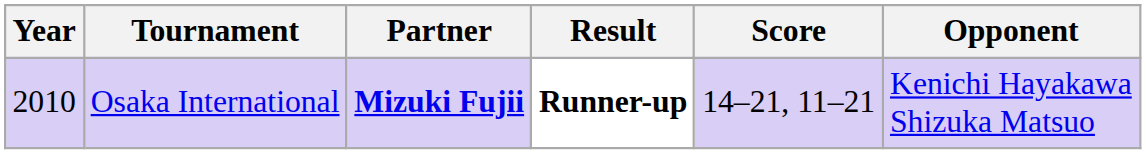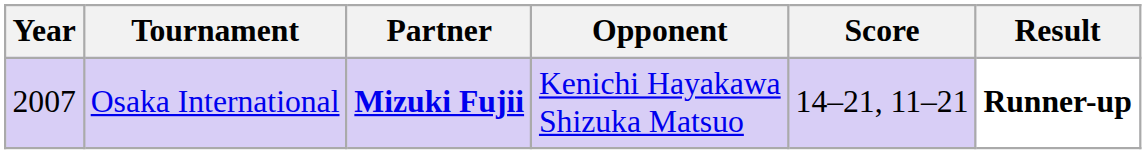columns swapped: (1011, 31) <-> (613, 31)
(44, 101) 2010 -> (44, 101) 2007
